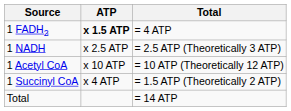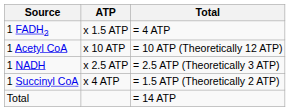(106, 30) bold -> (106, 30) normal
rows swapped: (26, 48) <-> (37, 65)
